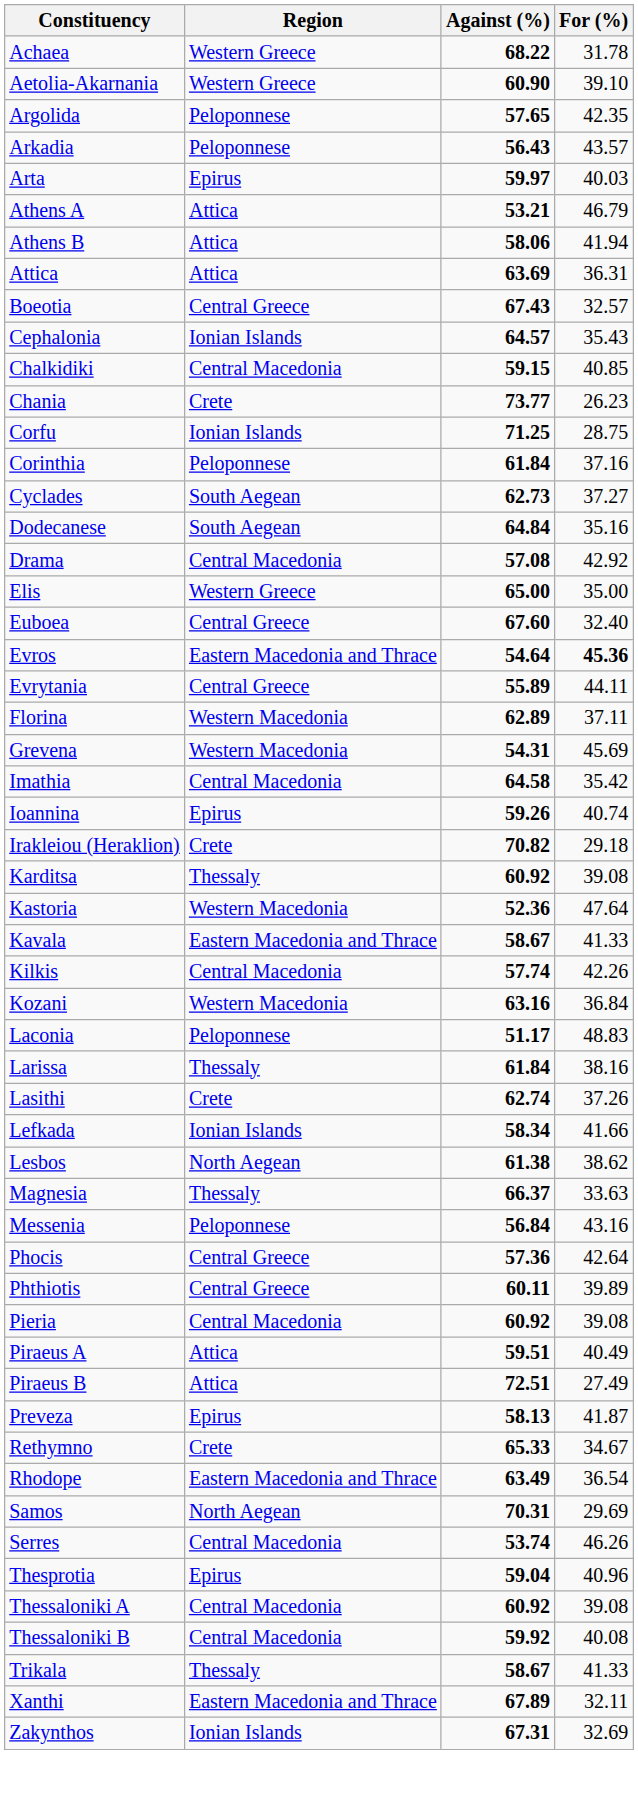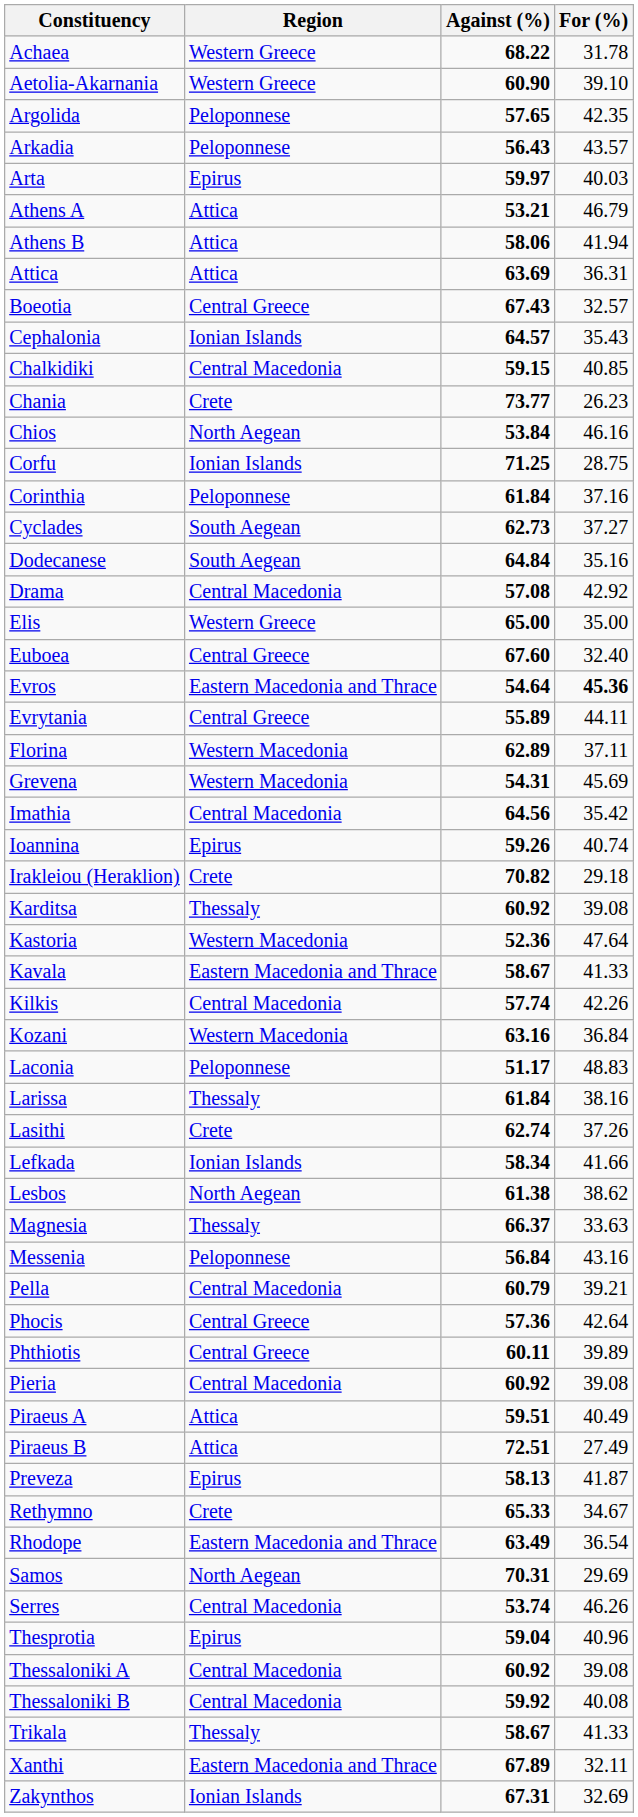+ row: (33, 432)
(527, 781) 64.58 -> (527, 813) 64.56
+ row: (29, 1289)
